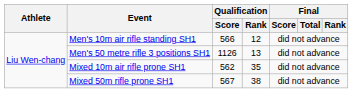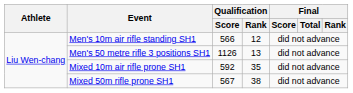(227, 67) 562 -> (227, 67) 592
